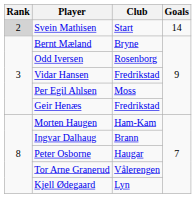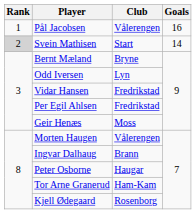+ row: (60, 28)
(136, 59) Rosenborg -> (122, 75) Lyn
(125, 91) Moss -> (137, 106) Fredrikstad
(137, 106) Fredrikstad -> (125, 122) Moss
(135, 122) Ham-Kam -> (137, 138) Vålerengen
(137, 169) Vålerengen -> (135, 185) Ham-Kam
(122, 185) Lyn -> (136, 201) Rosenborg
